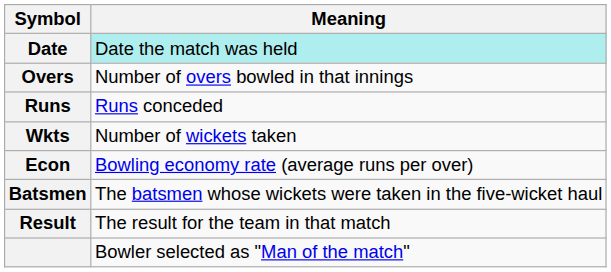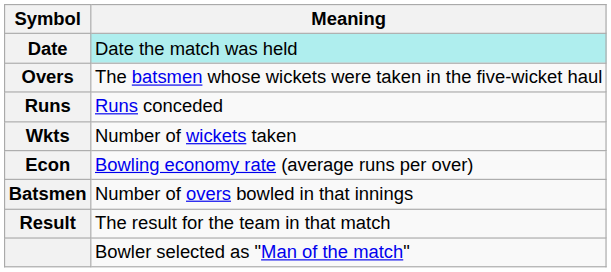(254, 77) Number of overs bowled in that innings -> (349, 77) The batsmen whose wickets were taken in the five-wicket haul
(349, 194) The batsmen whose wickets were taken in the five-wicket haul -> (254, 194) Number of overs bowled in that innings
